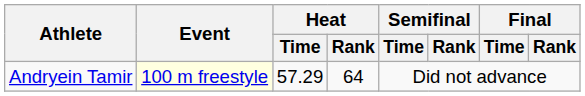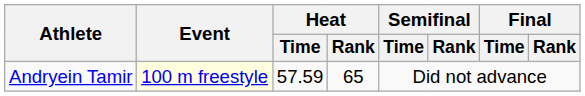(300, 77) 57.29 -> (300, 77) 57.59
(353, 77) 64 -> (353, 77) 65
